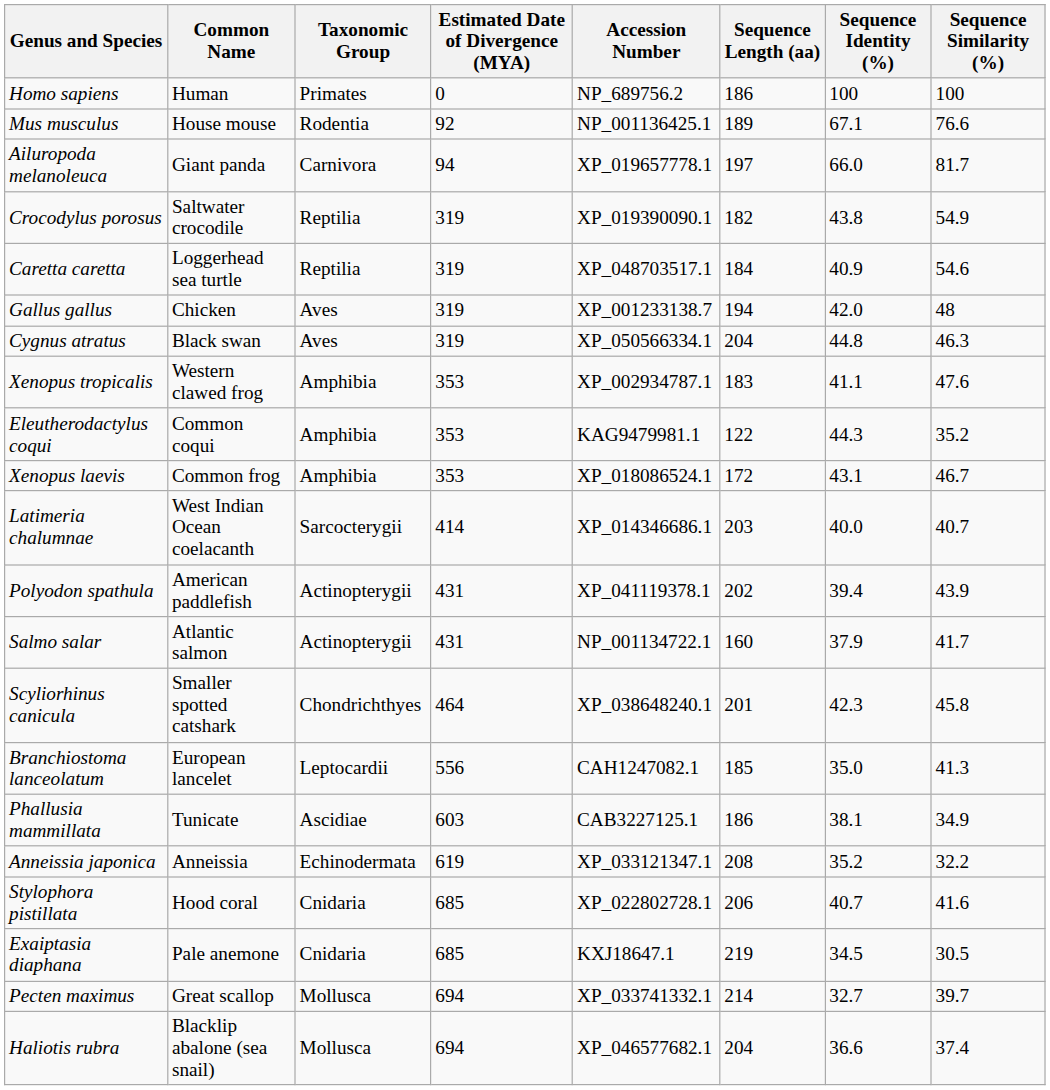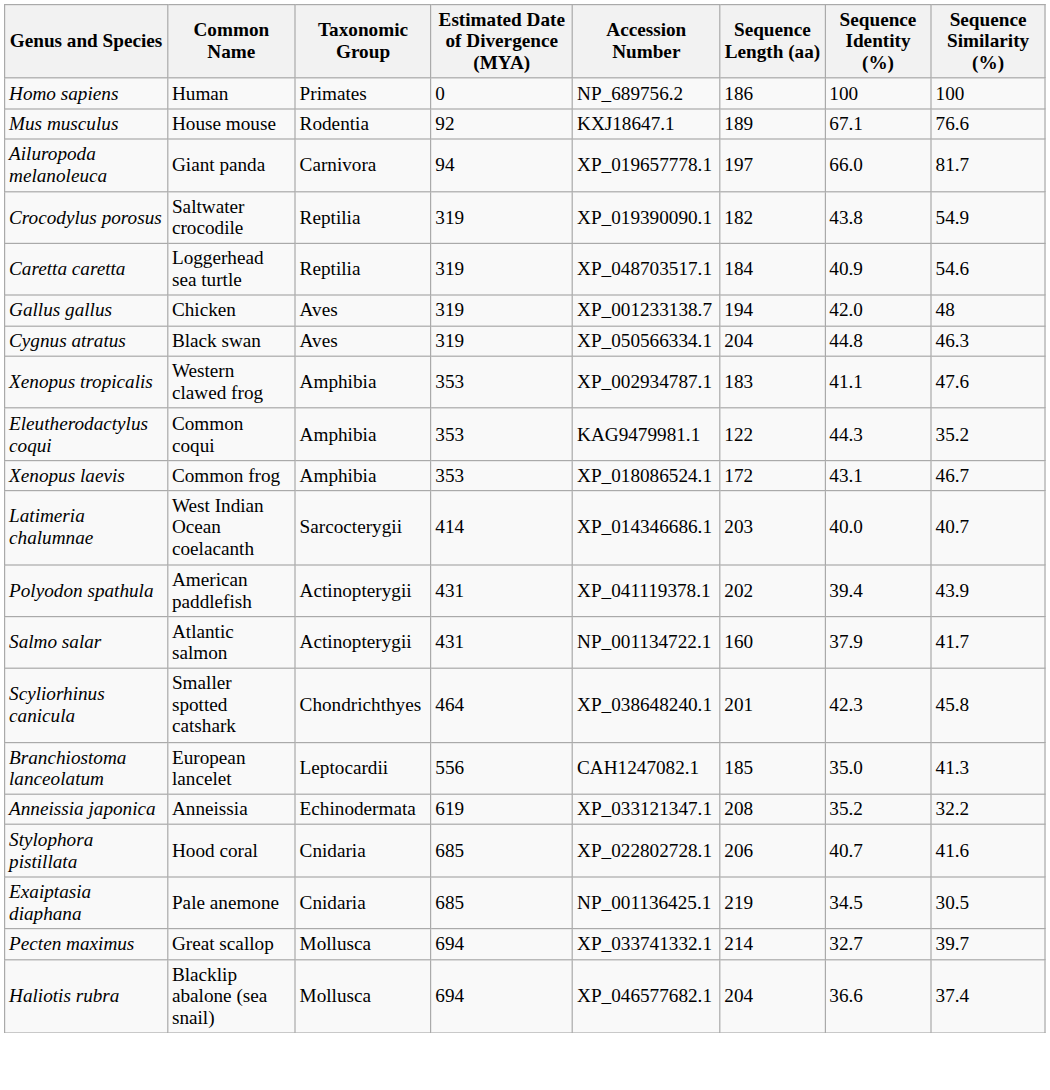(644, 123) NP_001136425.1 -> (626, 123) KXJ18647.1
- row: (55, 820)
(626, 954) KXJ18647.1 -> (644, 902) NP_001136425.1
